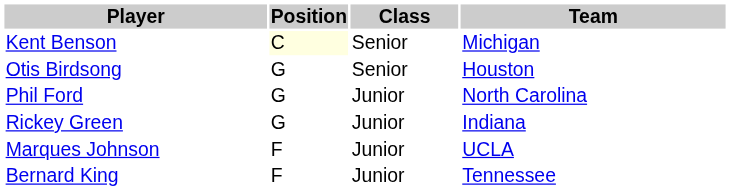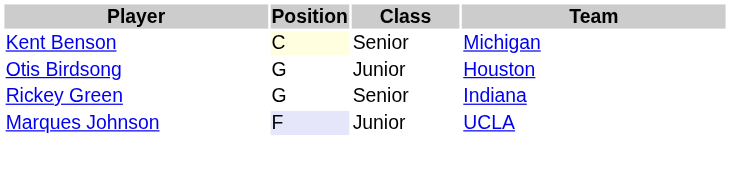(380, 69) Senior -> (379, 69) Junior
- row: (44, 96)
(378, 122) Junior -> (381, 96) Senior
(277, 149) no background -> (277, 122) lavender background
- row: (62, 176)
